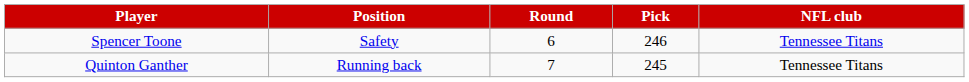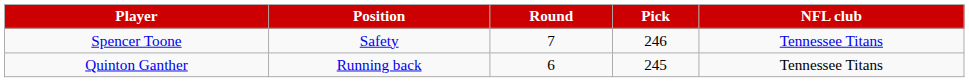(551, 40) 6 -> (551, 40) 7
(551, 64) 7 -> (551, 64) 6
